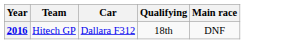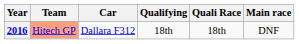+ column: (217, 13)
(54, 30) no background -> (54, 30) lightsalmon background
